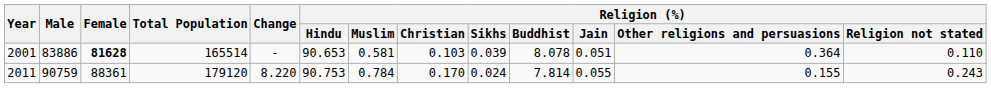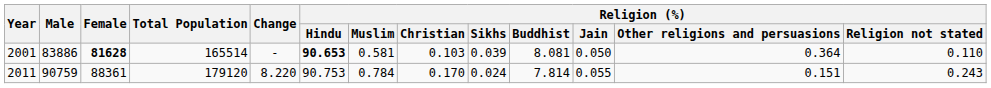(324, 53) normal -> (324, 53) bold
(552, 53) 8.078 -> (552, 53) 8.081
(594, 53) 0.051 -> (594, 53) 0.050
(822, 73) 0.155 -> (822, 73) 0.151
